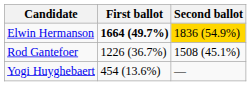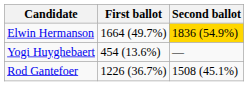(134, 33) bold -> (133, 33) normal
rows swapped: (43, 52) <-> (51, 71)
